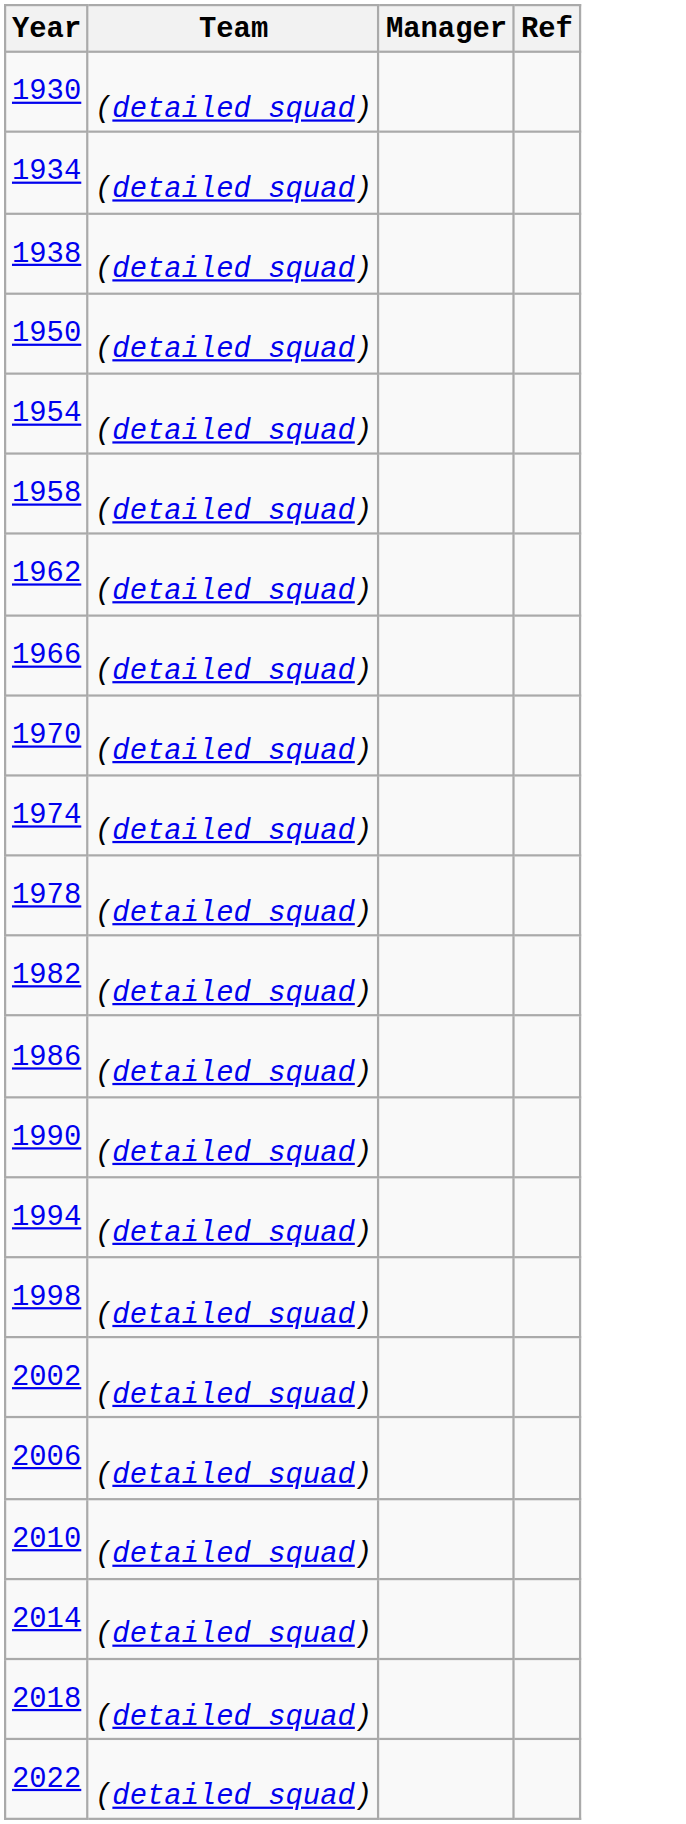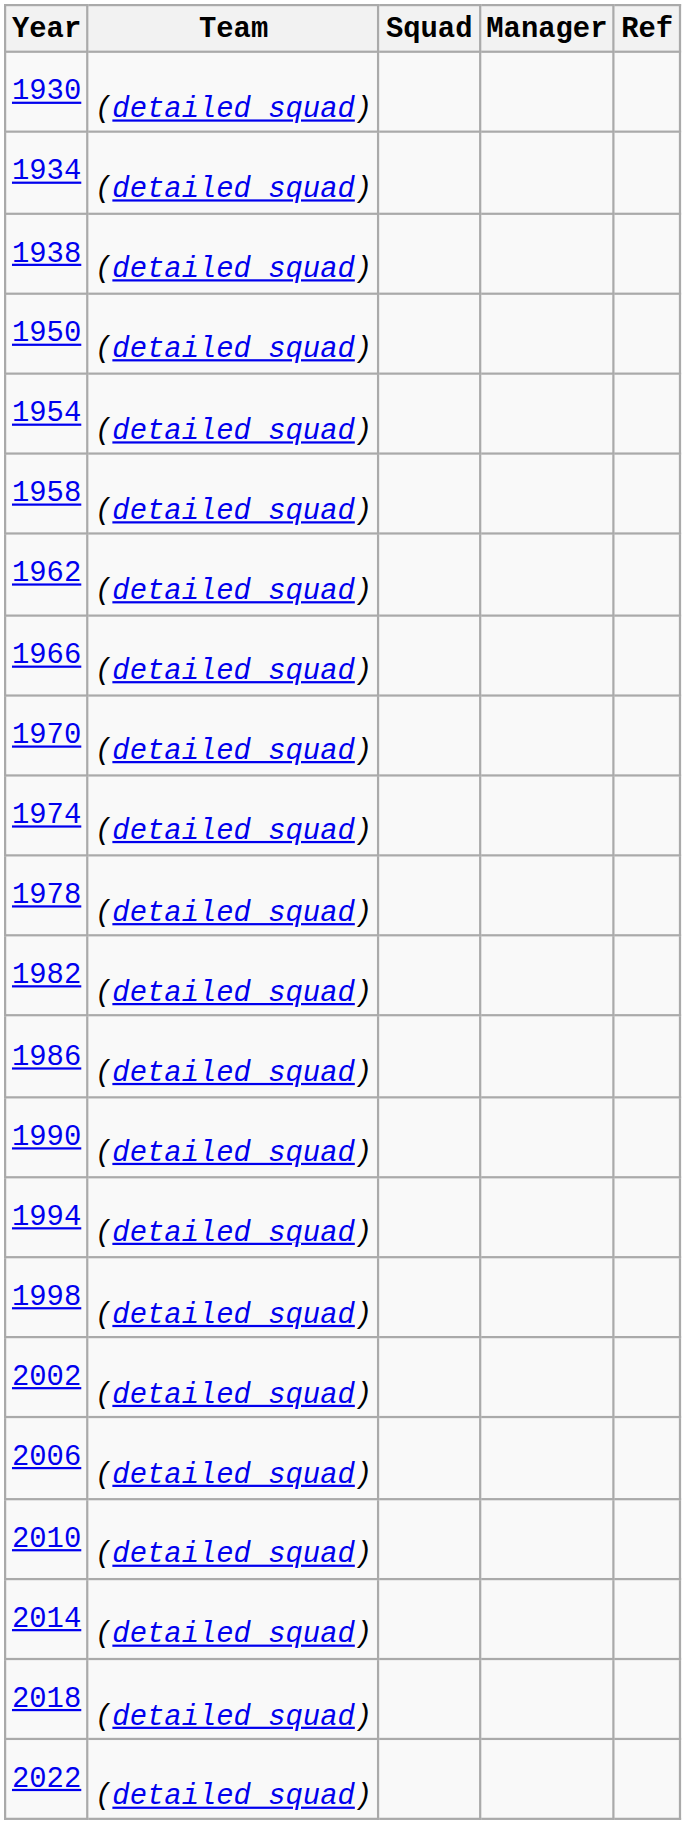+ column: (429, 29)
